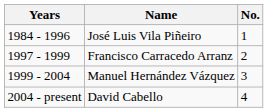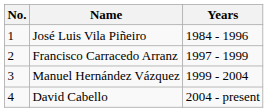columns swapped: (250, 14) <-> (44, 14)
